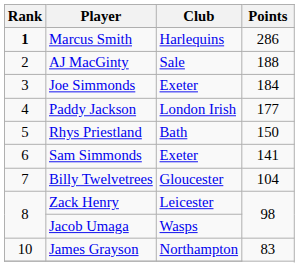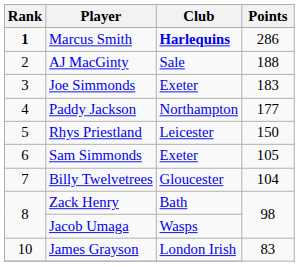(192, 39) normal -> (195, 39) bold
(268, 86) 184 -> (268, 86) 183
(198, 109) London Irish -> (199, 109) Northampton
(173, 132) Bath -> (187, 132) Leicester
(268, 156) 141 -> (268, 156) 105
(187, 202) Leicester -> (173, 202) Bath
(199, 249) Northampton -> (198, 249) London Irish
